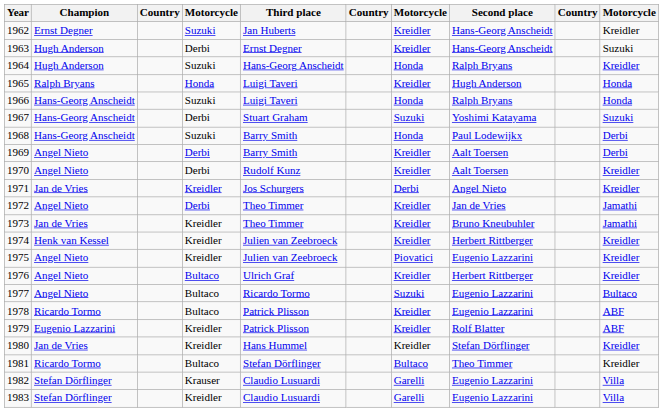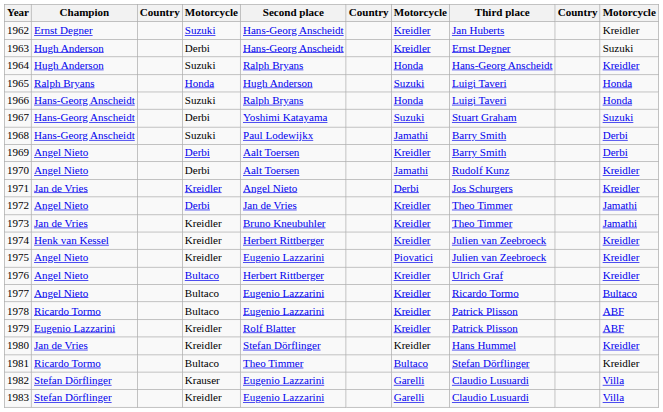columns swapped: (502, 13) <-> (293, 13)
(412, 83) Kreidler -> (409, 83) Suzuki
(408, 135) Honda -> (411, 135) Jamathi
(412, 170) Kreidler -> (411, 170) Jamathi
(409, 293) Suzuki -> (412, 293) Kreidler
